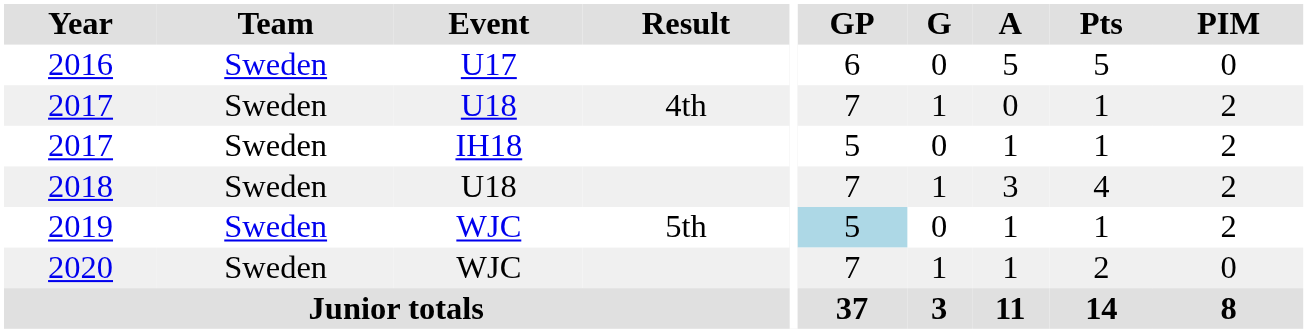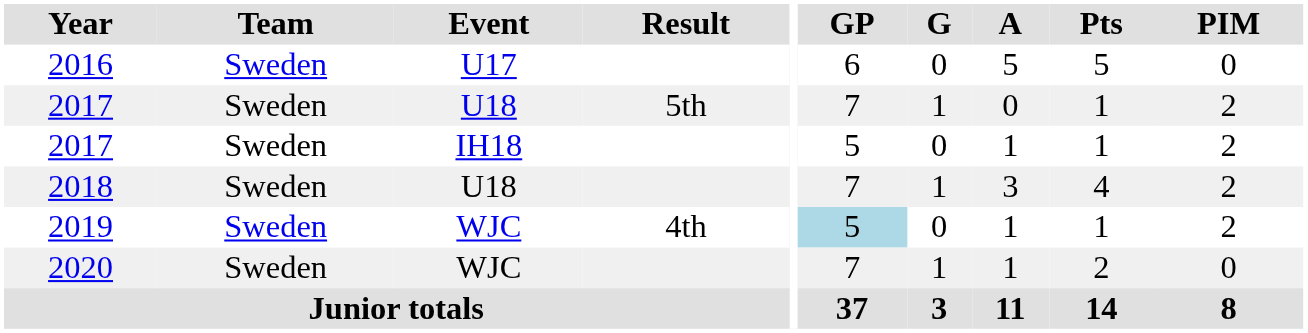(686, 104) 4th -> (686, 104) 5th
(686, 226) 5th -> (686, 226) 4th
